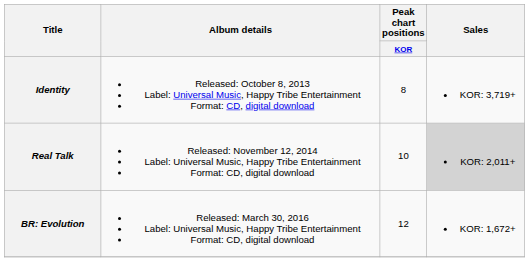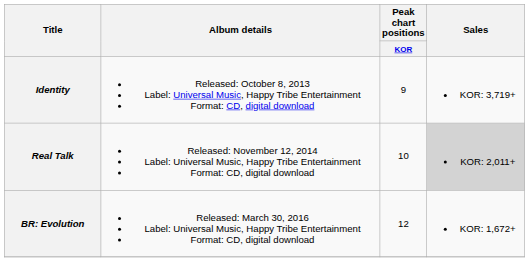(403, 89) 8 -> (403, 89) 9
